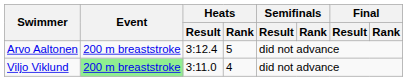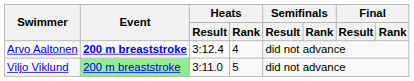(132, 50) normal -> (135, 50) bold
(229, 50) 5 -> (235, 50) 4
(229, 68) 4 -> (235, 68) 5
